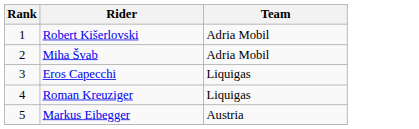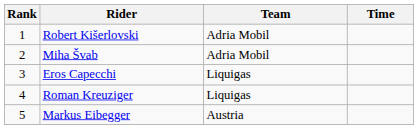+ column: (381, 14)
